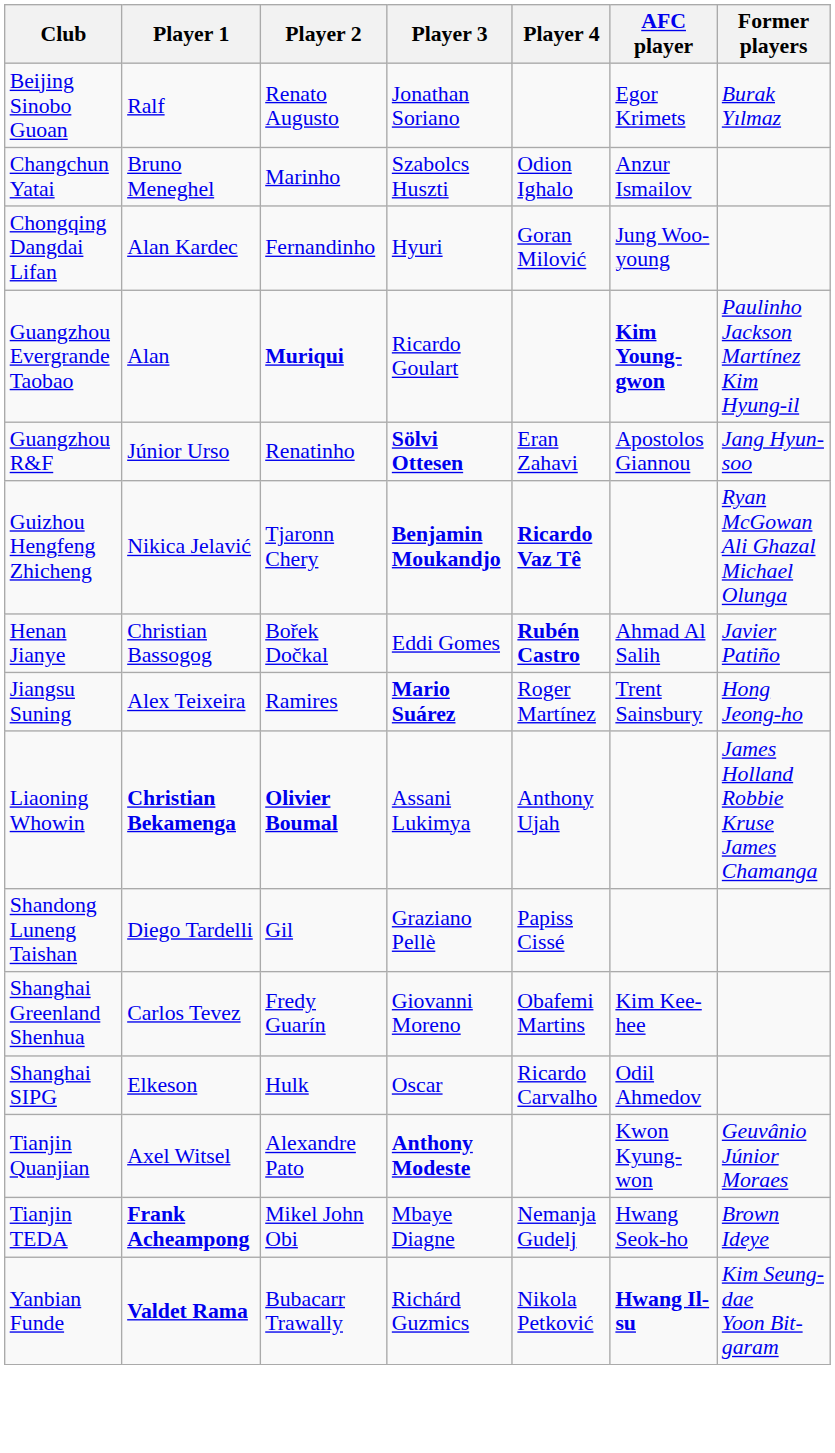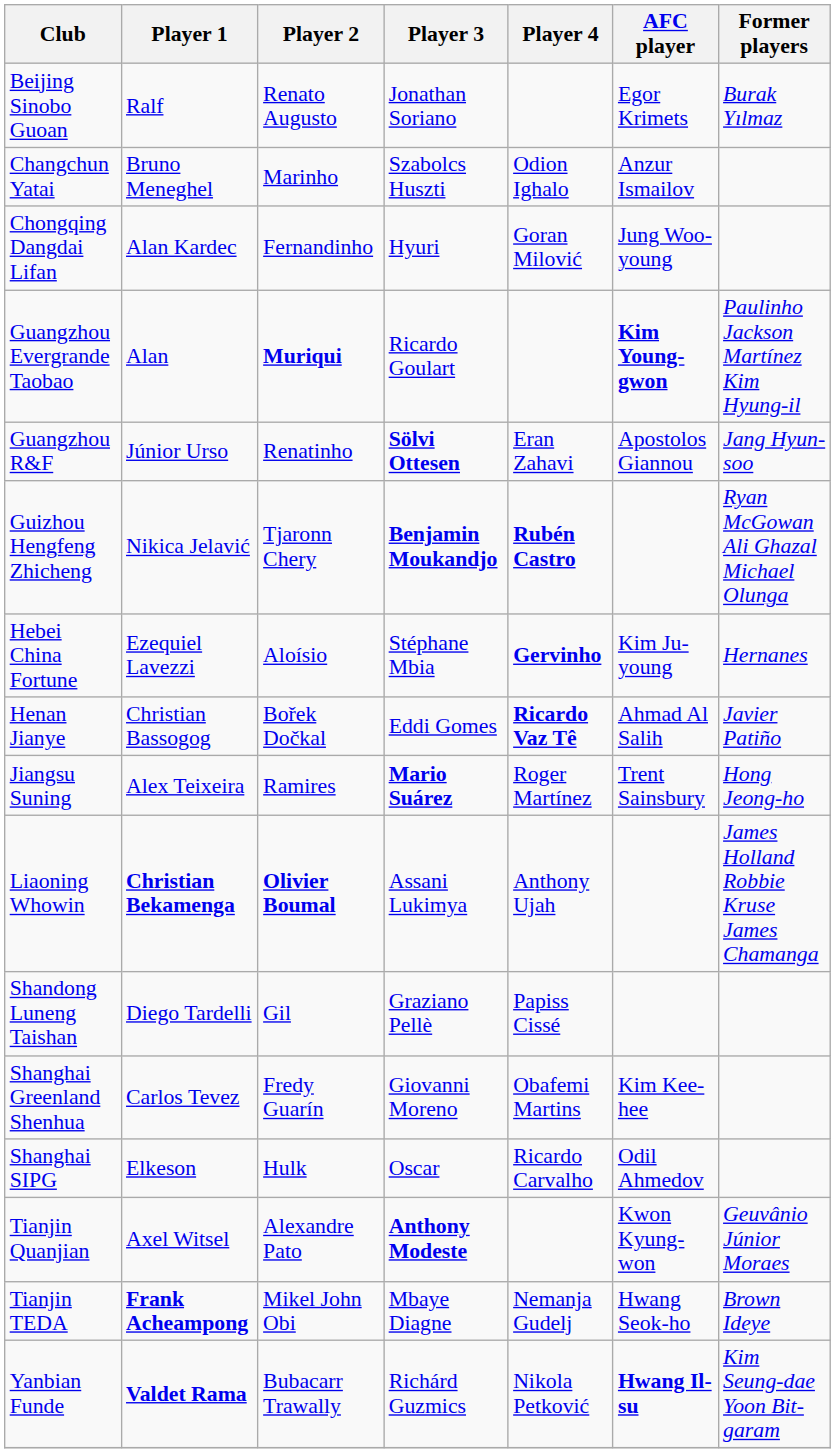(555, 547) Ricardo Vaz Tê -> (544, 547) Rubén Castro
+ row: (44, 655)
(549, 642) Rubén Castro -> (551, 726) Ricardo Vaz Tê
